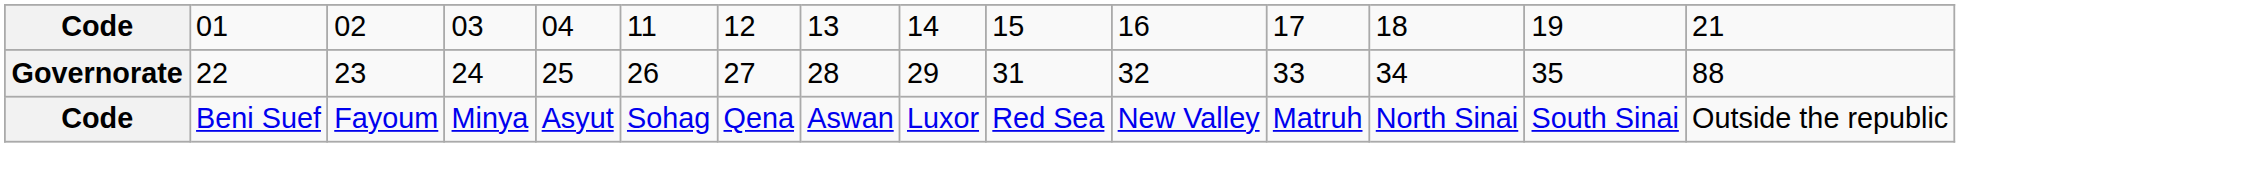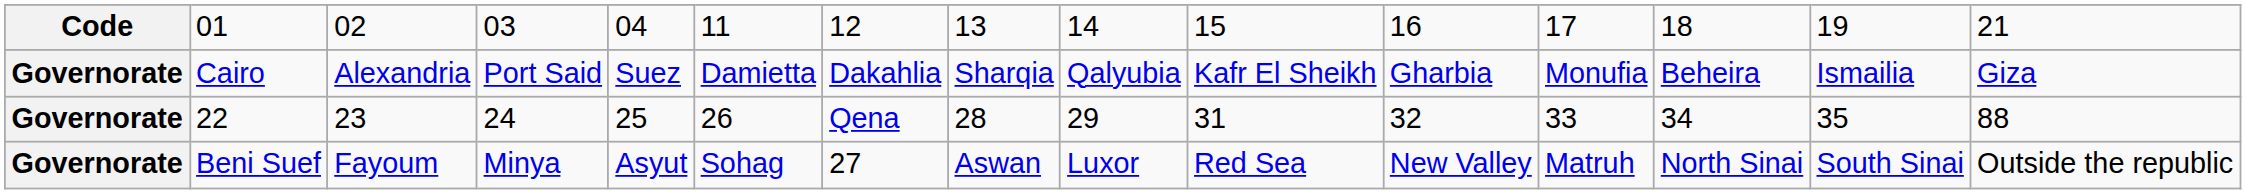+ row: (230, 73)
(740, 73) 27 -> (864, 118) Qena
(97, 118) Code -> (97, 164) Governorate
(759, 118) Qena -> (845, 164) 27
